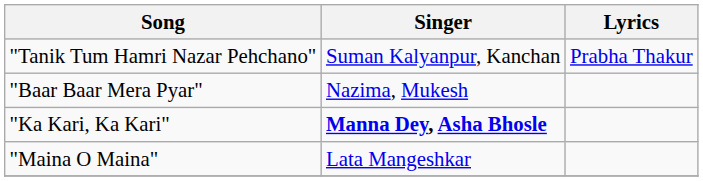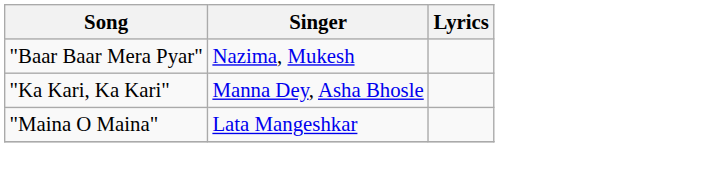- row: (163, 56)
(436, 124) bold -> (318, 90) normal
